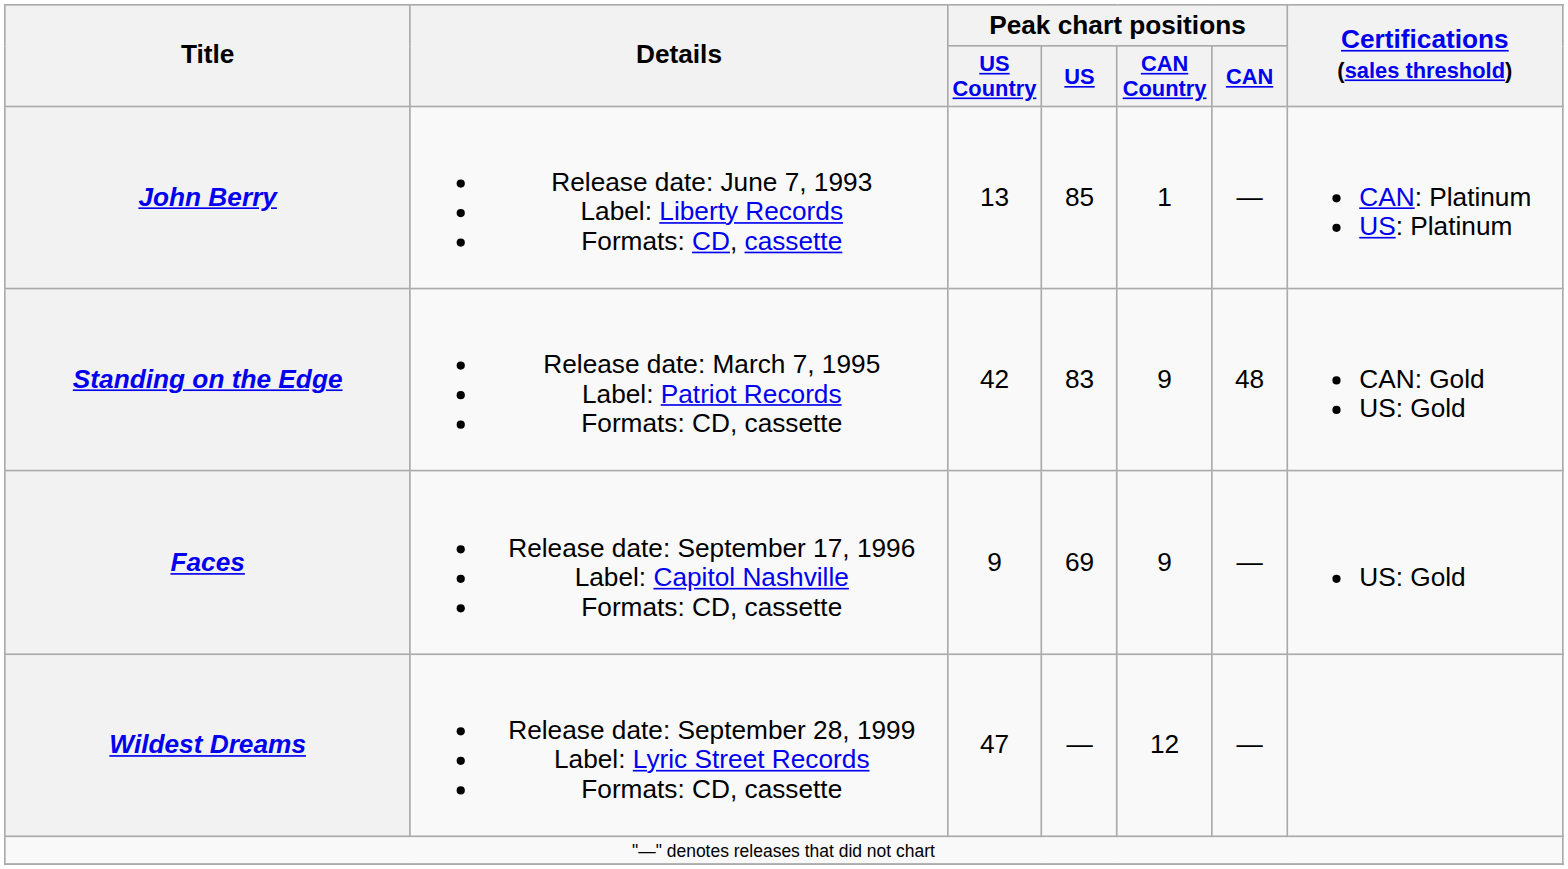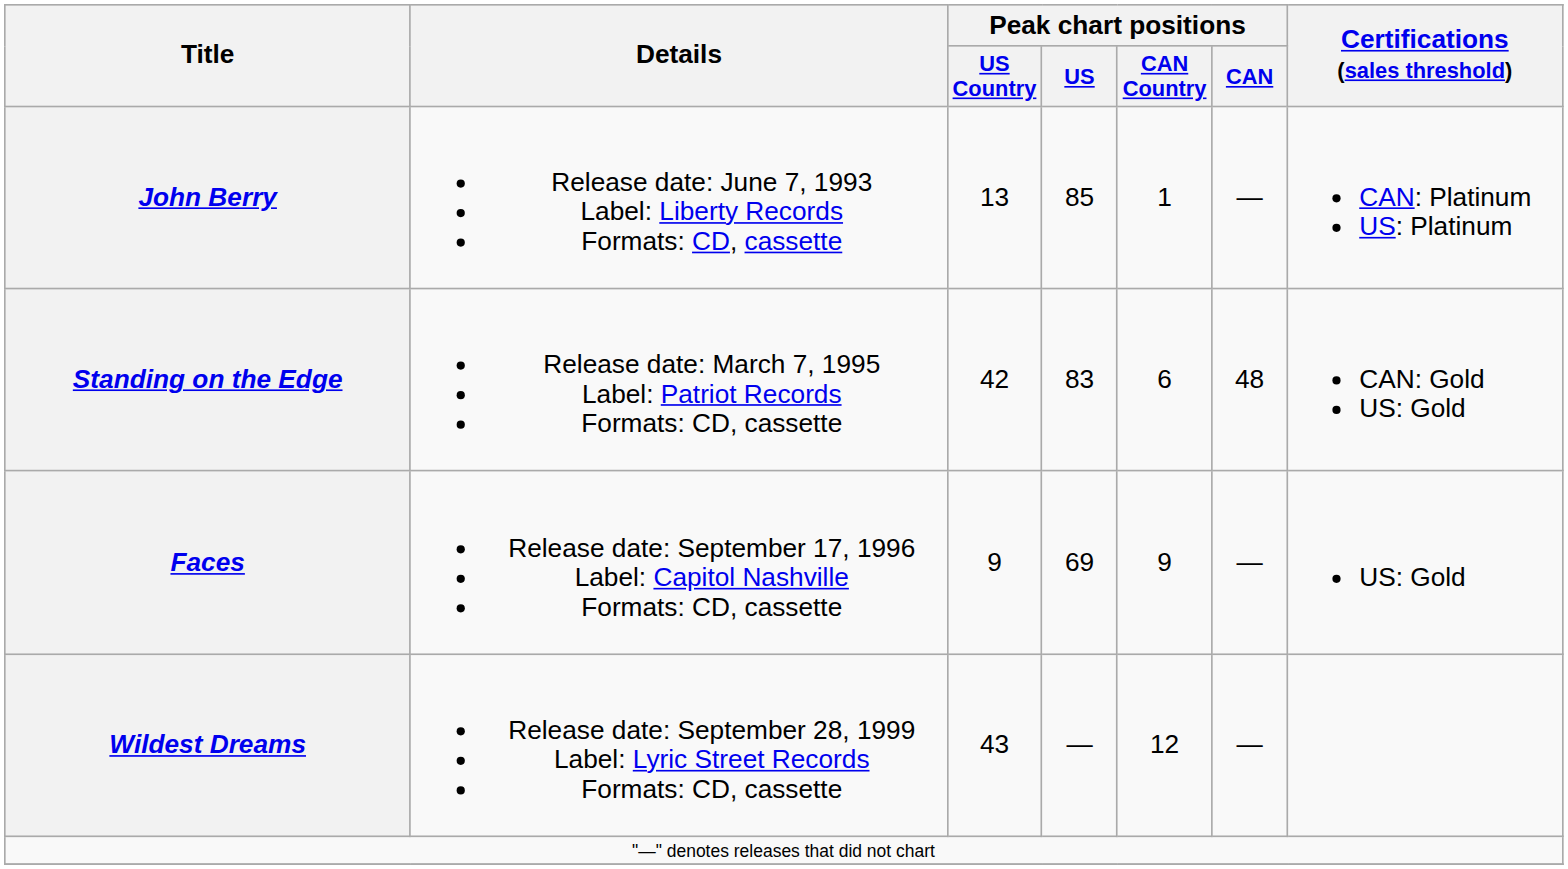(1165, 379) 9 -> (1165, 379) 6
(994, 744) 47 -> (994, 744) 43
